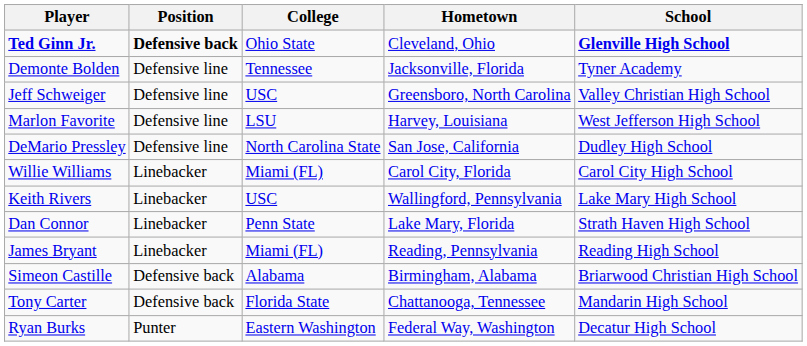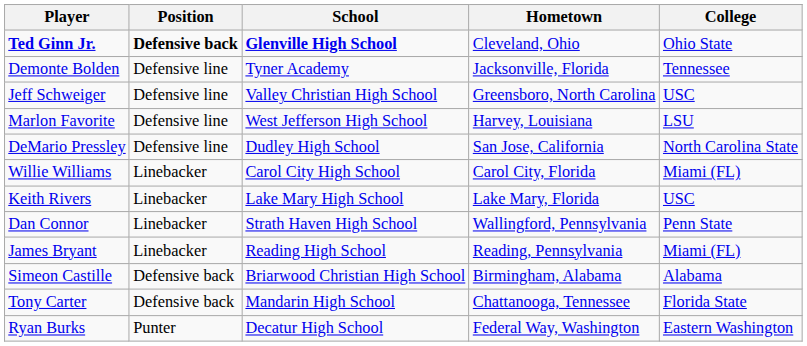columns swapped: (688, 17) <-> (313, 17)
(475, 198) Wallingford, Pennsylvania -> (536, 198) Lake Mary, Florida
(451, 224) Lake Mary, Florida -> (560, 224) Wallingford, Pennsylvania
